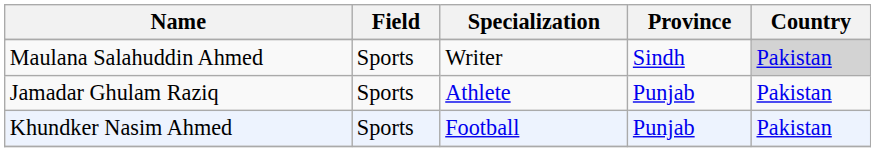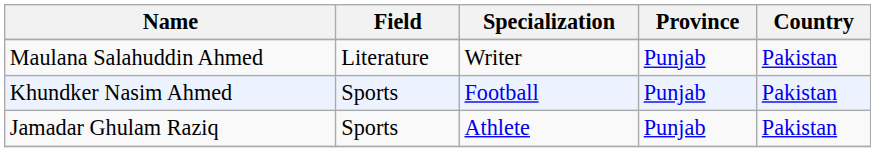(385, 57) Sports -> (385, 57) Literature
(659, 57) Sindh -> (675, 57) Punjab
(794, 57) lightgrey background -> (799, 57) no background
rows swapped: (121, 127) <-> (114, 92)
